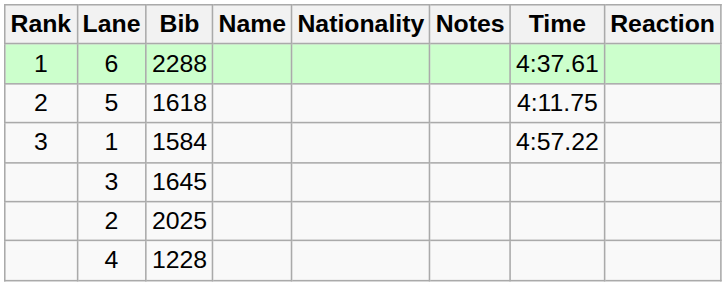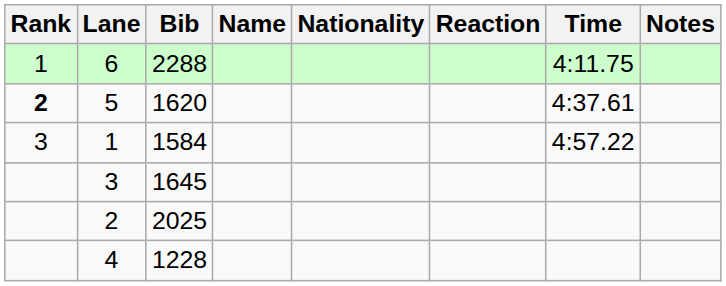columns swapped: (663, 24) <-> (470, 24)
(557, 63) 4:37.61 -> (593, 63) 4:11.75
(41, 102) normal -> (41, 102) bold
(179, 102) 1618 -> (179, 102) 1620
(557, 102) 4:11.75 -> (593, 102) 4:37.61
